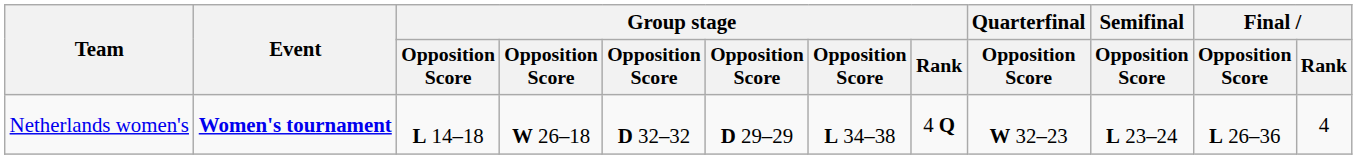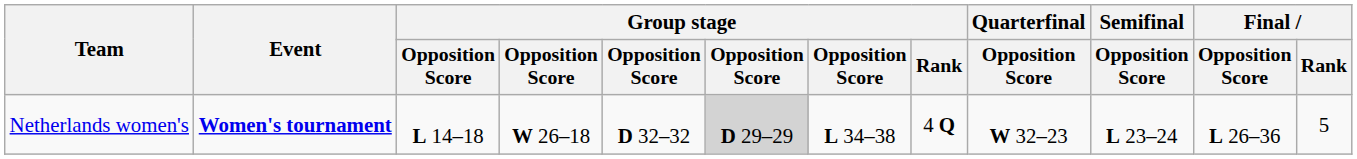(757, 136) no background -> (757, 136) lightgrey background
(1324, 124) 4 -> (1324, 124) 5
